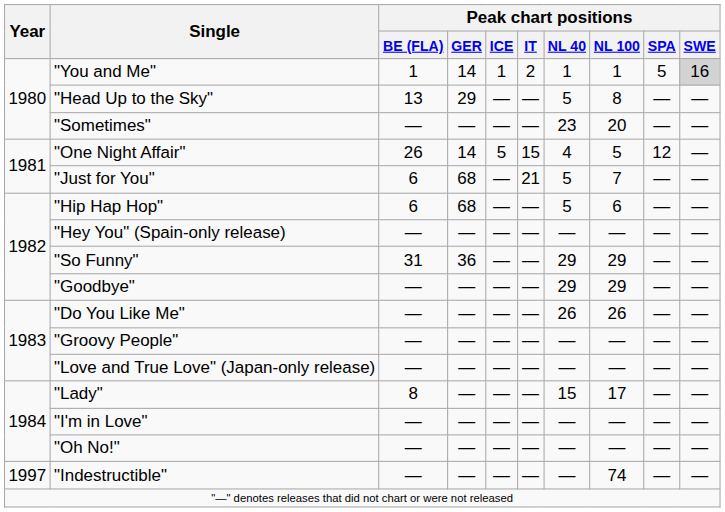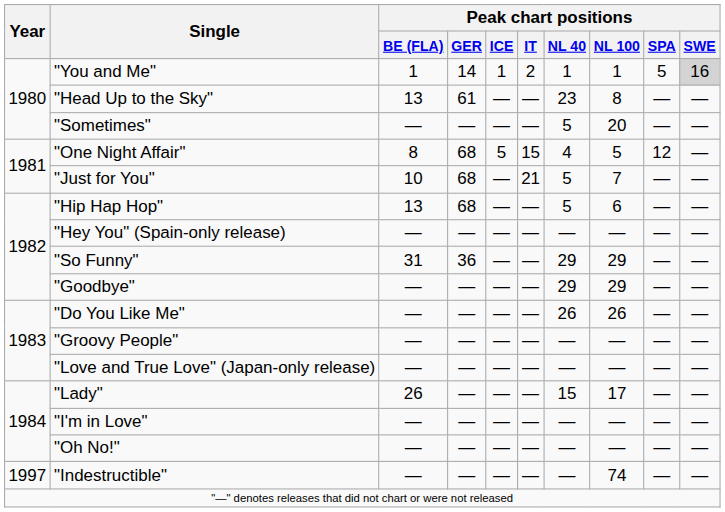(467, 98) 29 -> (467, 98) 61
(567, 98) 5 -> (567, 98) 23
(567, 125) 23 -> (567, 125) 5
(413, 152) 26 -> (413, 152) 8
(467, 152) 14 -> (467, 152) 68
(413, 179) 6 -> (413, 179) 10
(413, 206) 6 -> (413, 206) 13
(413, 394) 8 -> (413, 394) 26
